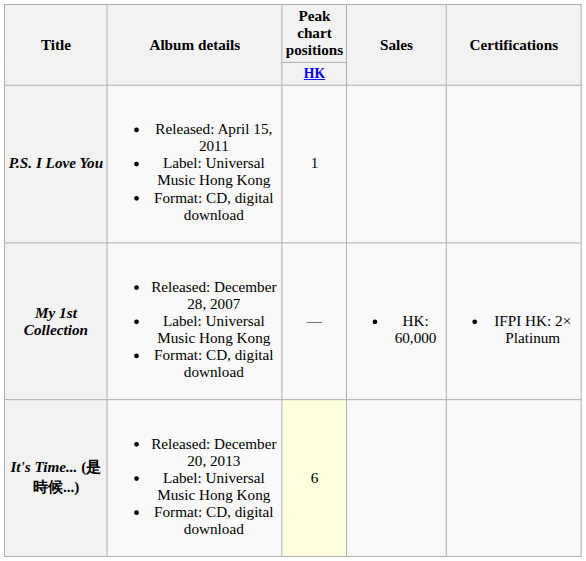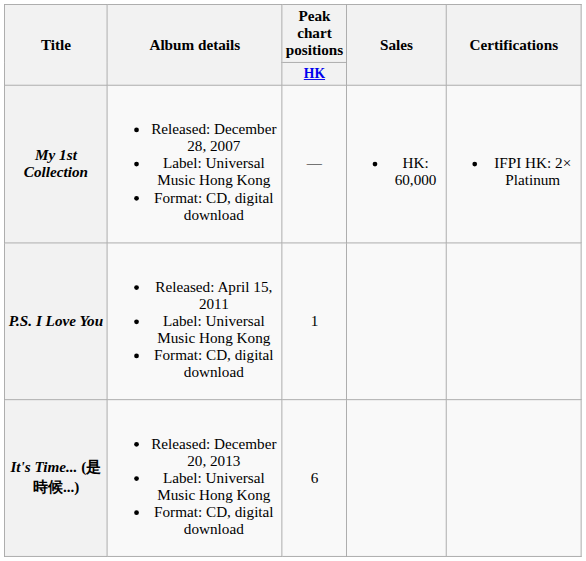rows swapped: (56, 321) <-> (56, 163)
(314, 478) lightyellow background -> (314, 478) no background
